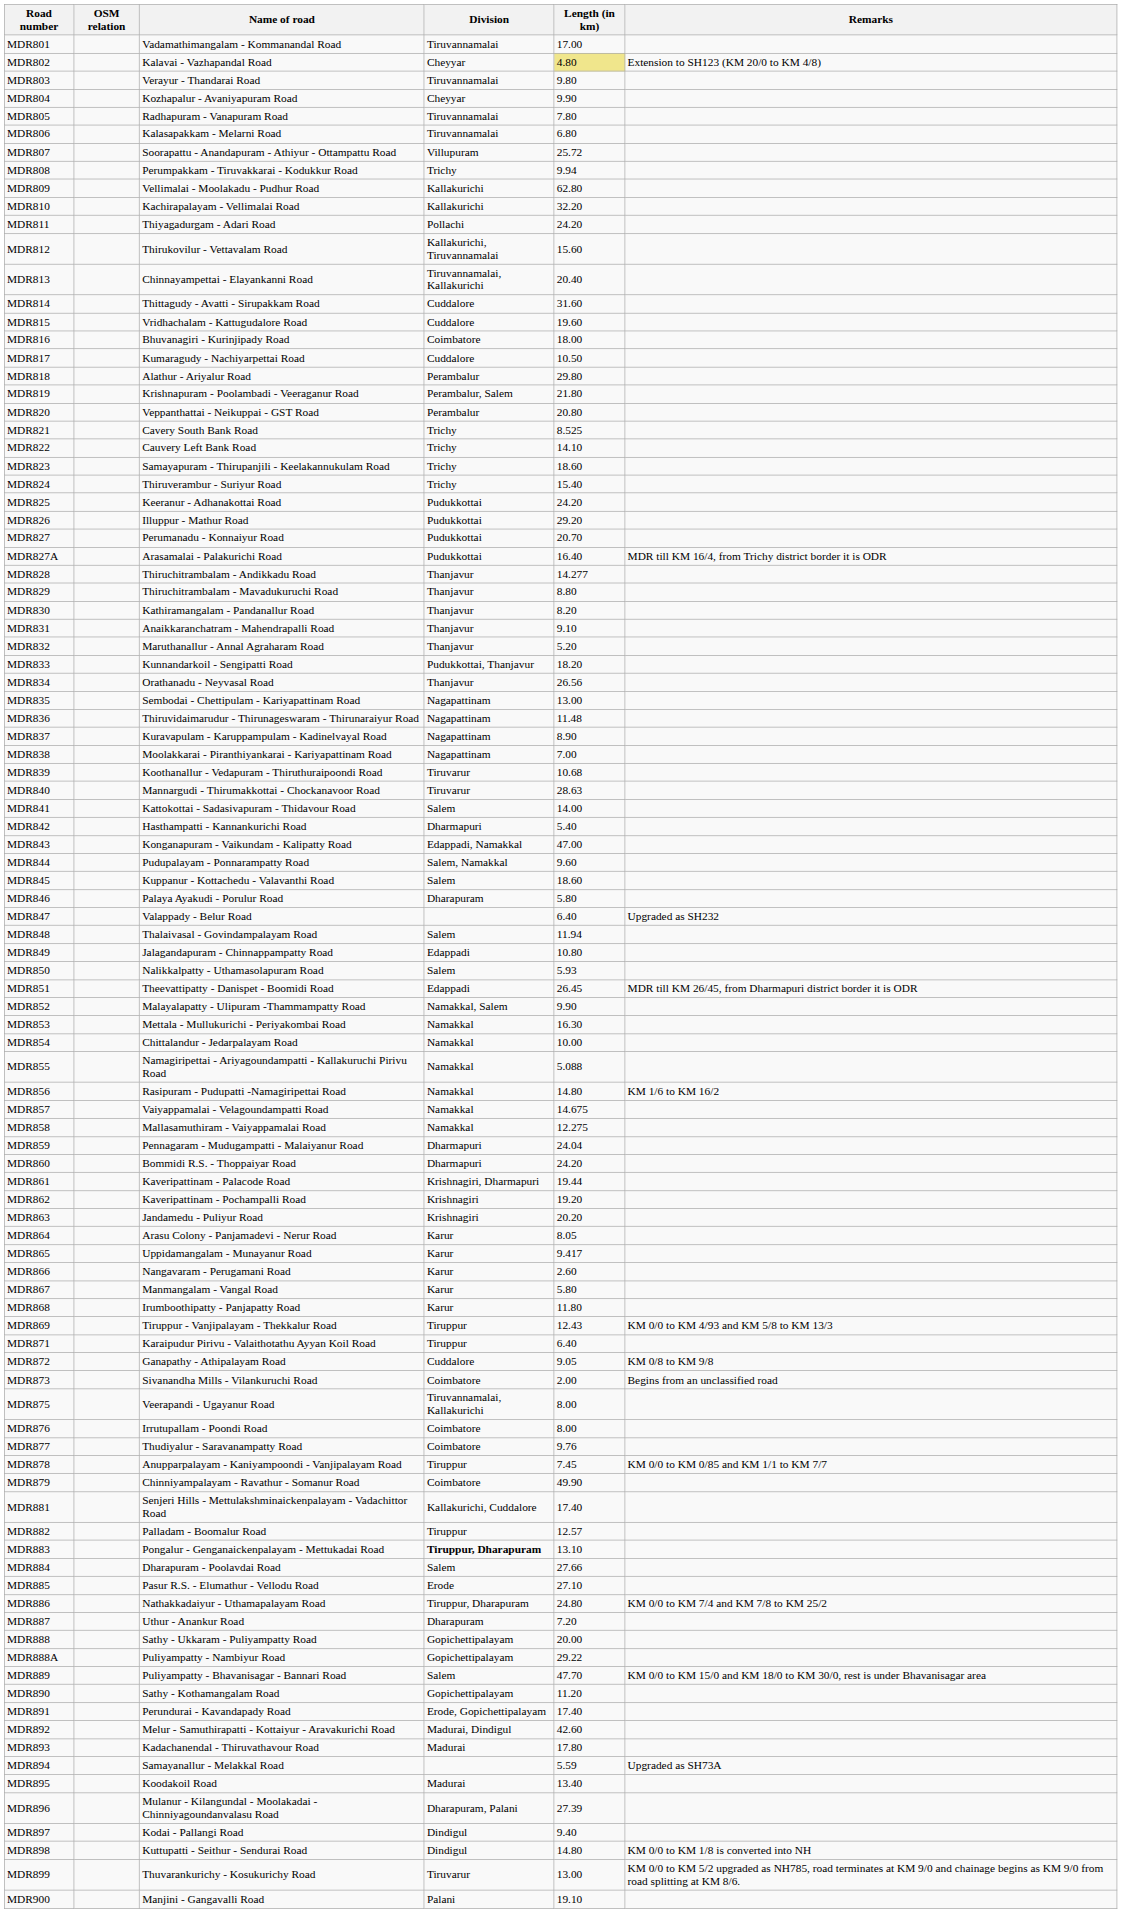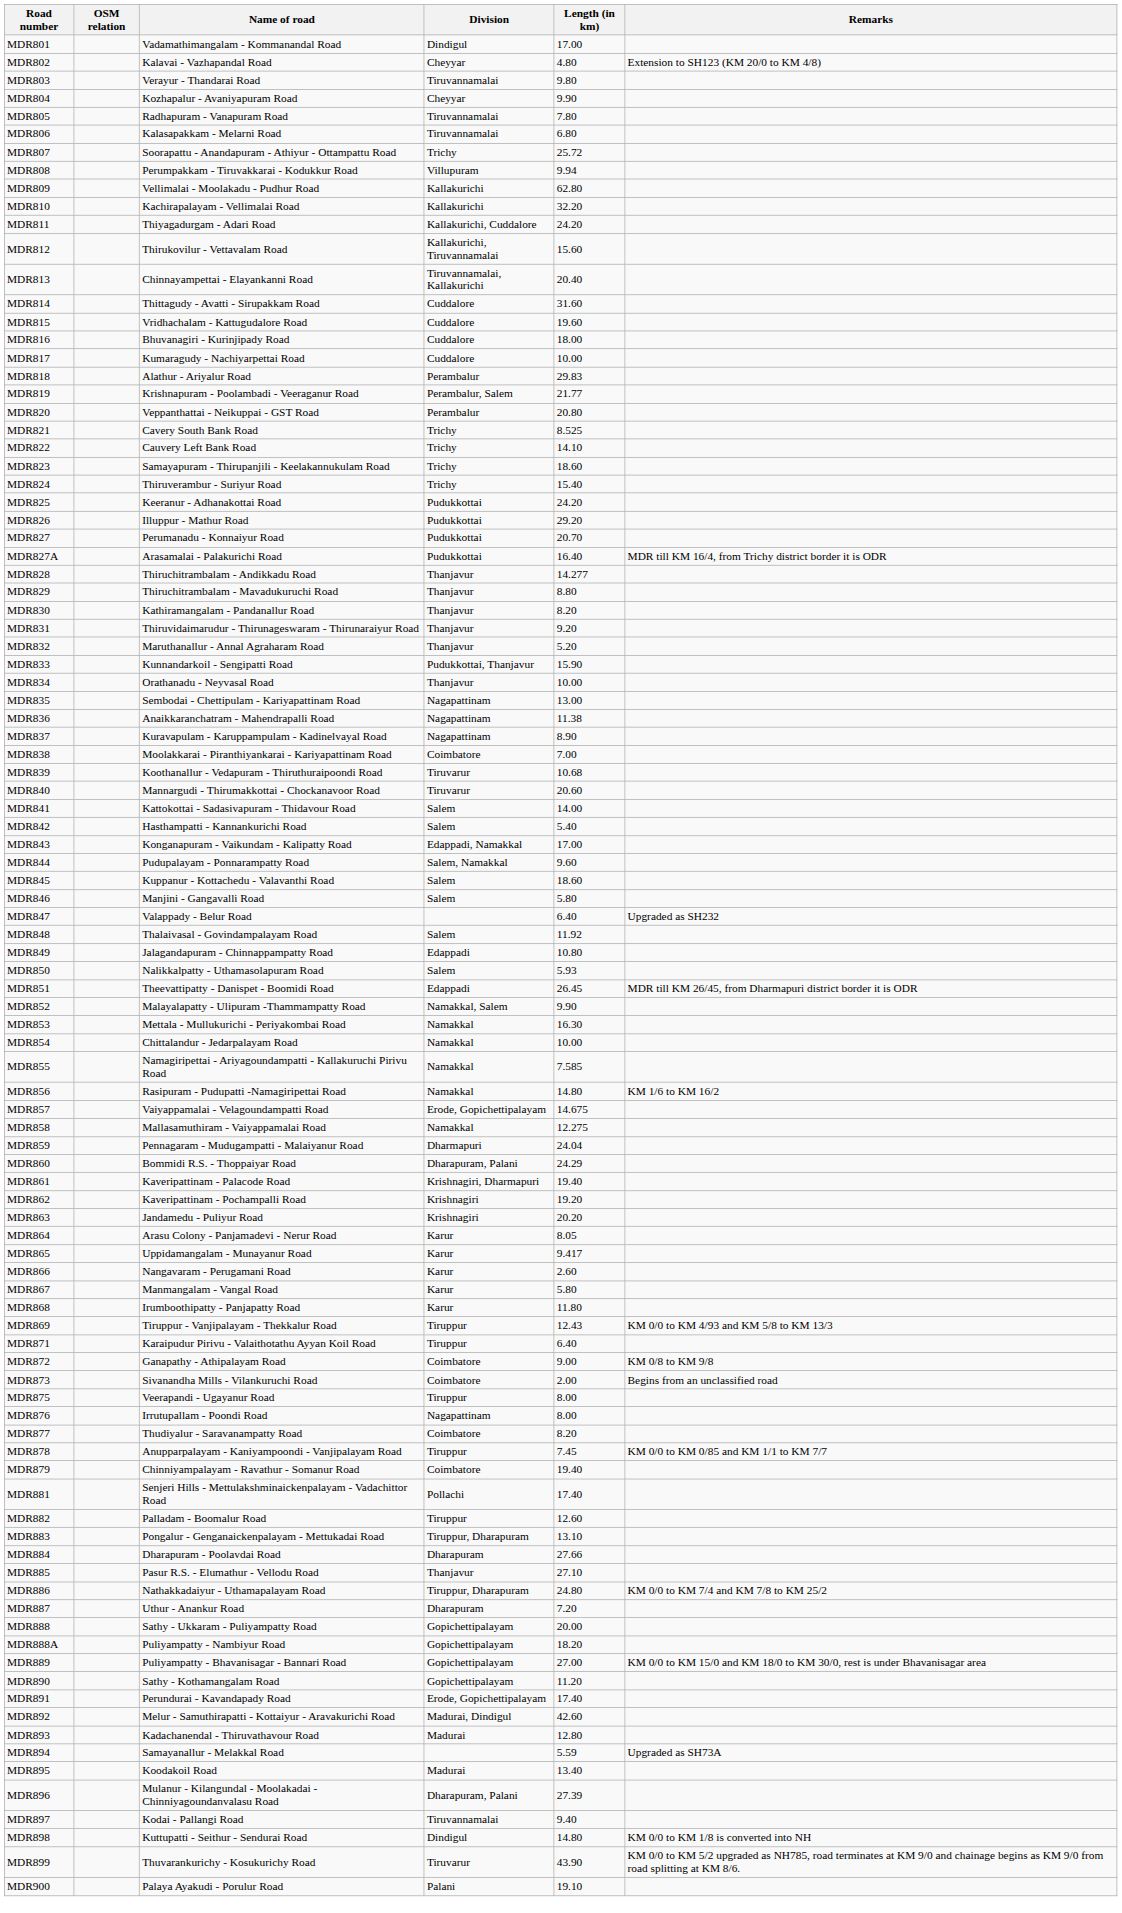(463, 44) Tiruvannamalai -> (447, 44) Dindigul
(567, 62) khaki background -> (567, 62) no background
(453, 152) Villupuram -> (442, 152) Trichy
(442, 170) Trichy -> (453, 170) Villupuram
(445, 224) Pollachi -> (482, 224) Kallakurichi, Cuddalore
(454, 340) Coimbatore -> (451, 340) Cuddalore
(569, 358) 10.50 -> (569, 358) 10.00
(569, 376) 29.80 -> (569, 376) 29.83
(569, 394) 21.80 -> (569, 394) 21.77
(238, 628) Anaikkaranchatram - Mahendrapalli Road -> (281, 628) Thiruvidaimarudur - Thirunageswaram - Thirunaraiyur Road
(567, 628) 9.10 -> (567, 628) 9.20
(569, 664) 18.20 -> (569, 664) 15.90
(569, 682) 26.56 -> (569, 682) 10.00
(281, 718) Thiruvidaimarudur - Thirunageswaram - Thirunaraiyur Road -> (238, 718) Anaikkaranchatram - Mahendrapalli Road
(569, 718) 11.48 -> (569, 718) 11.38
(459, 754) Nagapattinam -> (454, 754) Coimbatore
(569, 790) 28.63 -> (569, 790) 20.60
(454, 826) Dharmapuri -> (441, 826) Salem
(569, 844) 47.00 -> (569, 844) 17.00
(213, 898) Palaya Ayakudi - Porulur Road -> (203, 898) Manjini - Gangavalli Road
(455, 898) Dharapuram -> (441, 898) Salem
(569, 934) 11.94 -> (569, 934) 11.92
(569, 1067) 5.088 -> (569, 1067) 7.585
(450, 1109) Namakkal -> (487, 1109) Erode, Gopichettipalayam
(454, 1163) Dharmapuri -> (472, 1163) Dharapuram, Palani
(569, 1163) 24.20 -> (569, 1163) 24.29
(569, 1181) 19.44 -> (569, 1181) 19.40
(451, 1361) Cuddalore -> (454, 1361) Coimbatore
(567, 1361) 9.05 -> (567, 1361) 9.00
(464, 1404) Tiruvannamalai, Kallakurichi -> (447, 1397) Tiruppur
(454, 1428) Coimbatore -> (459, 1415) Nagapattinam
(567, 1446) 9.76 -> (567, 1433) 8.20
(569, 1482) 49.90 -> (569, 1469) 19.40
(482, 1507) Kallakurichi, Cuddalore -> (445, 1494) Pollachi
(569, 1531) 12.57 -> (569, 1518) 12.60
(484, 1549) bold -> (478, 1536) normal
(441, 1567) Salem -> (455, 1554) Dharapuram
(440, 1585) Erode -> (450, 1572) Thanjavur
(569, 1657) 29.22 -> (569, 1644) 18.20
(441, 1675) Salem -> (470, 1662) Gopichettipalayam
(569, 1675) 47.70 -> (569, 1662) 27.00
(569, 1747) 17.80 -> (569, 1734) 12.80
(447, 1832) Dindigul -> (463, 1819) Tiruvannamalai
(569, 1874) 13.00 -> (569, 1862) 43.90
(203, 1899) Manjini - Gangavalli Road -> (213, 1886) Palaya Ayakudi - Porulur Road
